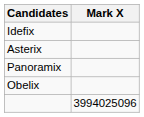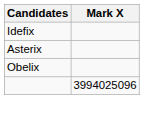- row: (34, 67)
